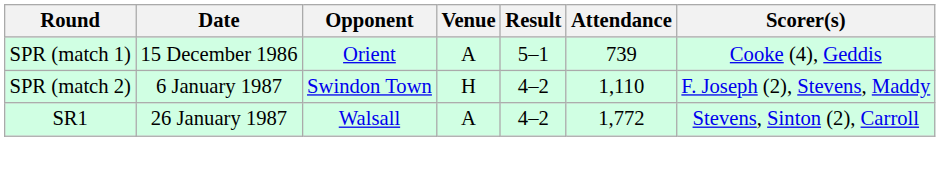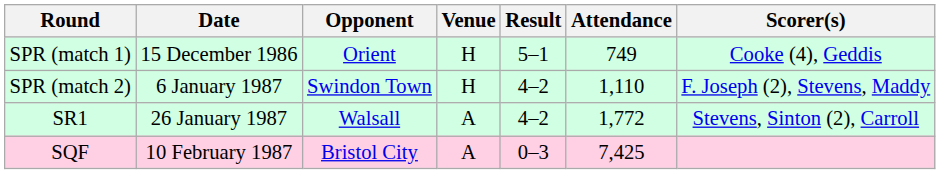(469, 53) A -> (469, 53) H
(621, 53) 739 -> (621, 53) 749
+ row: (70, 151)
